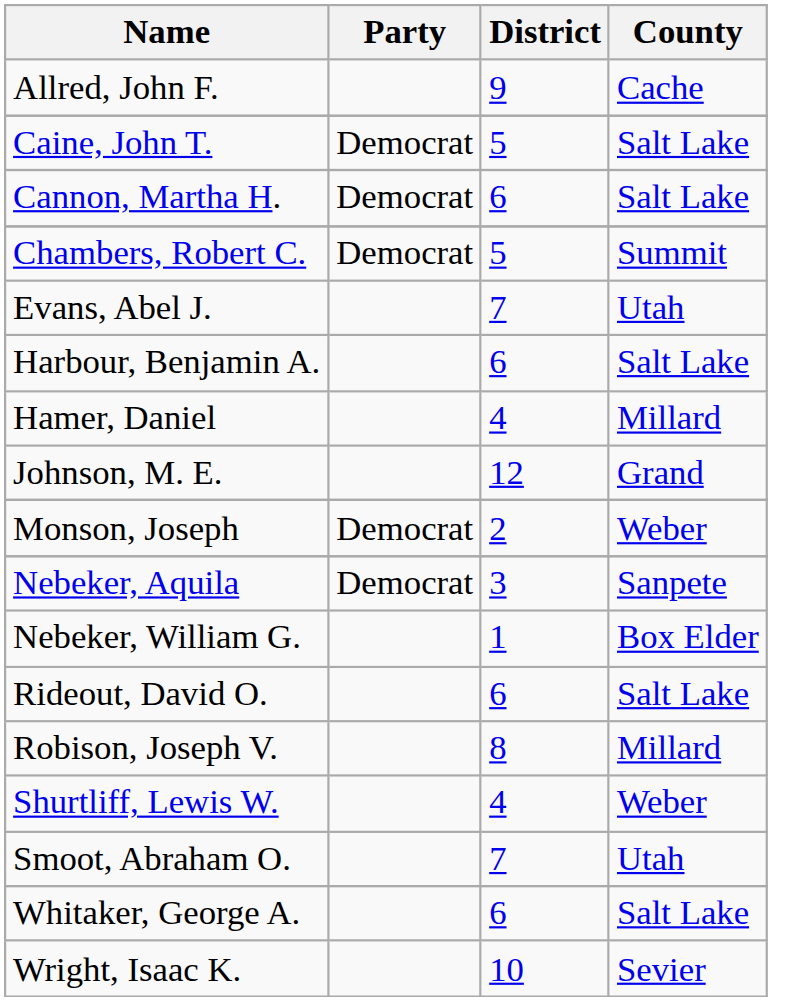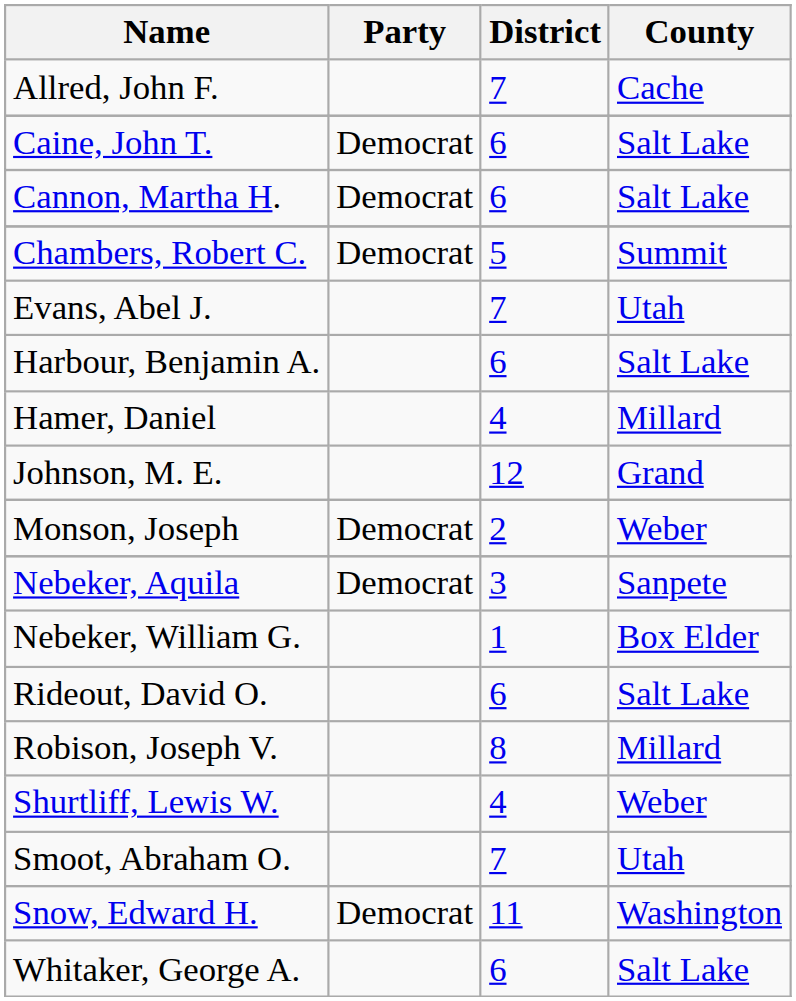(498, 87) 9 -> (498, 87) 7
(498, 142) 5 -> (498, 142) 6
+ row: (135, 913)
- row: (127, 968)
